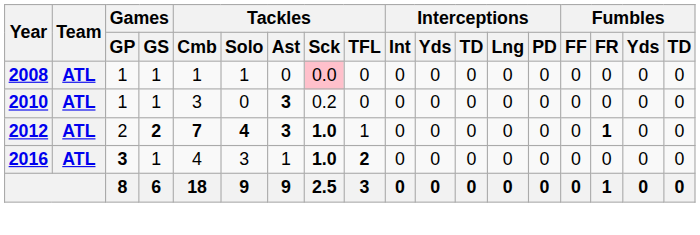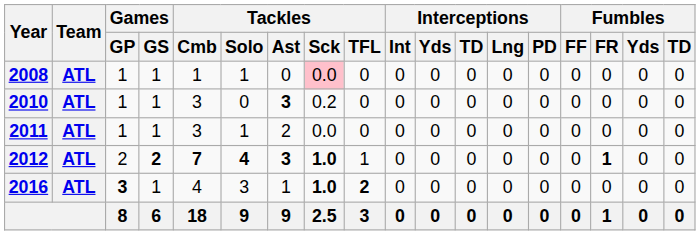+ row: (28, 131)
